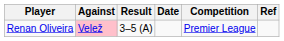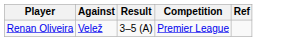- column: (168, 12)
(90, 28) pink background -> (90, 28) no background
